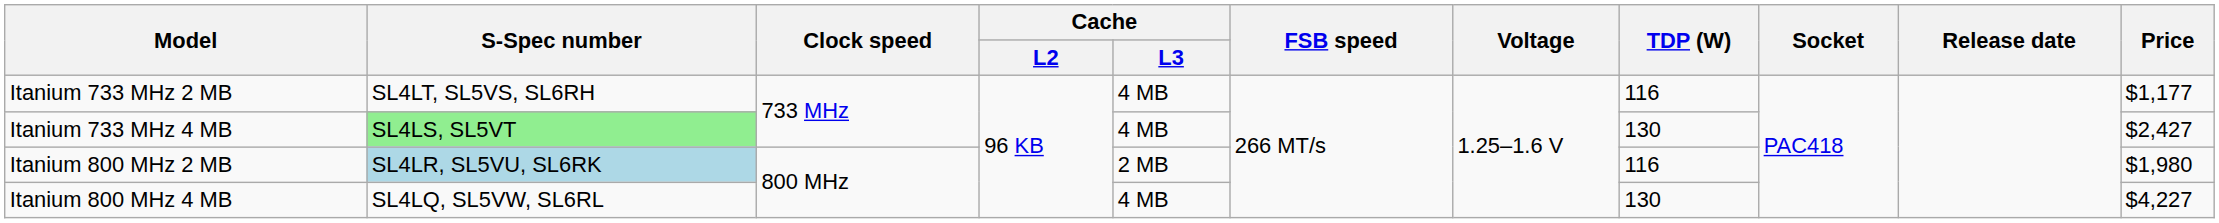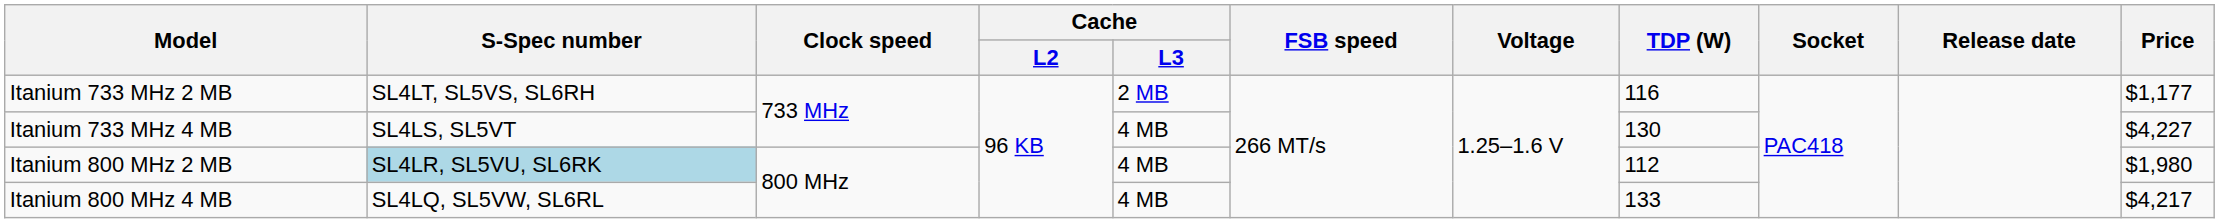(1143, 92) 4 MB -> (1143, 92) 2 MB
(444, 128) lightgreen background -> (444, 128) no background
(2159, 128) $2,427 -> (2159, 128) $4,227
(1143, 163) 2 MB -> (1143, 163) 4 MB
(1642, 163) 116 -> (1642, 163) 112
(1643, 199) 130 -> (1643, 199) 133
(2159, 199) $4,227 -> (2159, 199) $4,217
